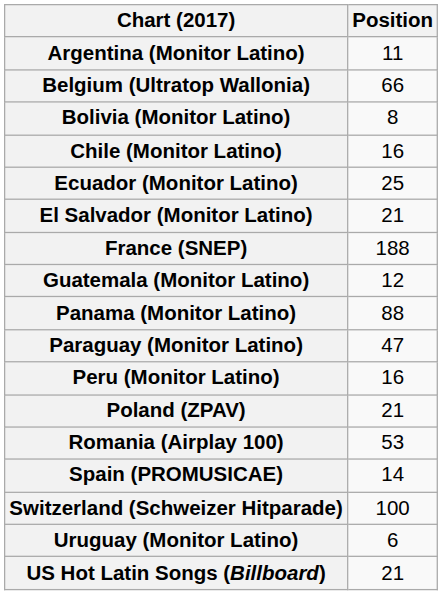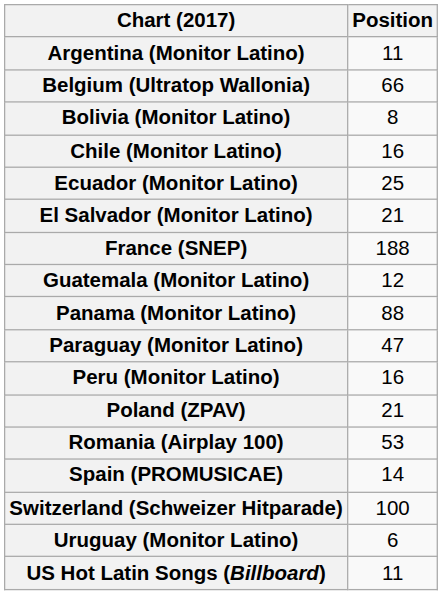(393, 572) 21 -> (393, 572) 11
